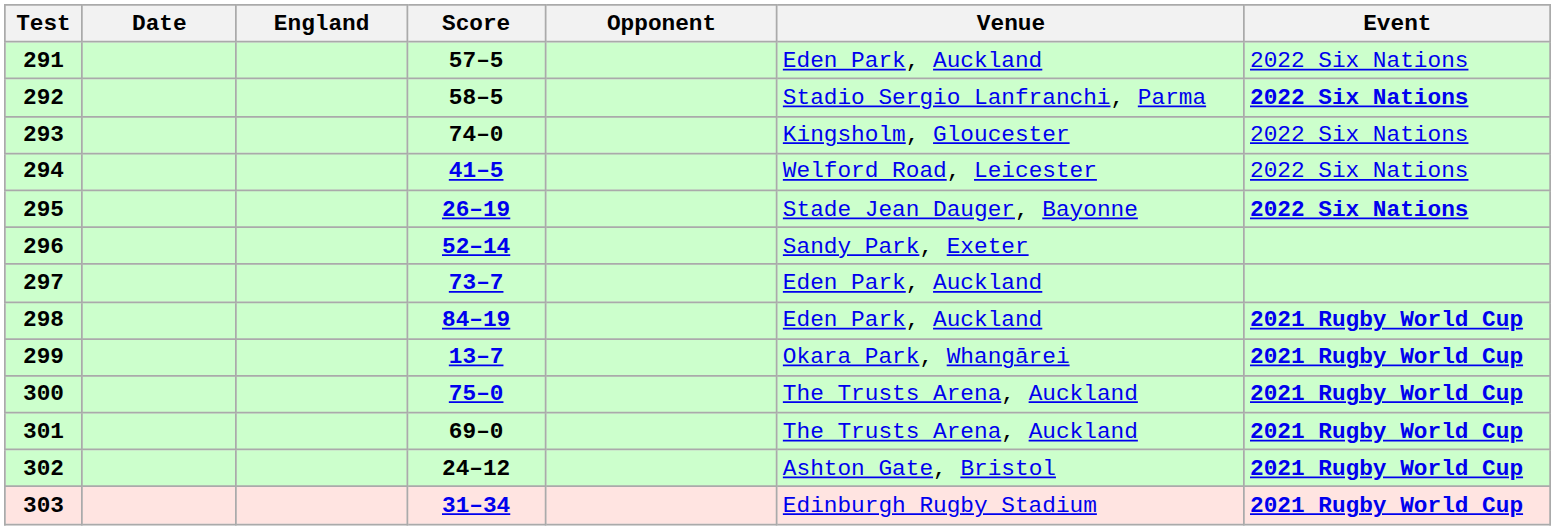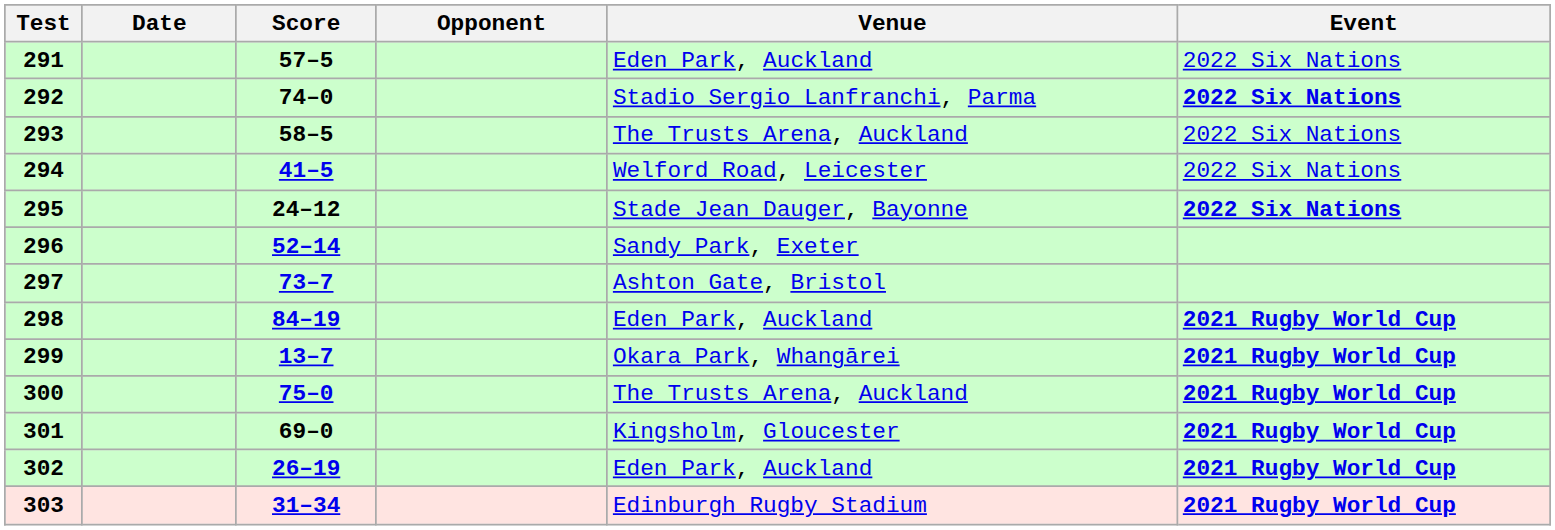- column: (322, 23)
(476, 98) 58–5 -> (306, 98) 74–0
(476, 135) 74–0 -> (306, 135) 58–5
(926, 135) Kingsholm, Gloucester -> (790, 135) The Trusts Arena, Auckland
(476, 209) 26–19 -> (306, 209) 24–12
(913, 283) Eden Park, Auckland -> (749, 283) Ashton Gate, Bristol
(960, 431) The Trusts Arena, Auckland -> (756, 431) Kingsholm, Gloucester
(476, 468) 24–12 -> (306, 468) 26–19
(919, 468) Ashton Gate, Bristol -> (743, 468) Eden Park, Auckland
